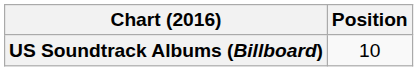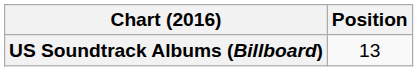(370, 50) 10 -> (370, 50) 13
